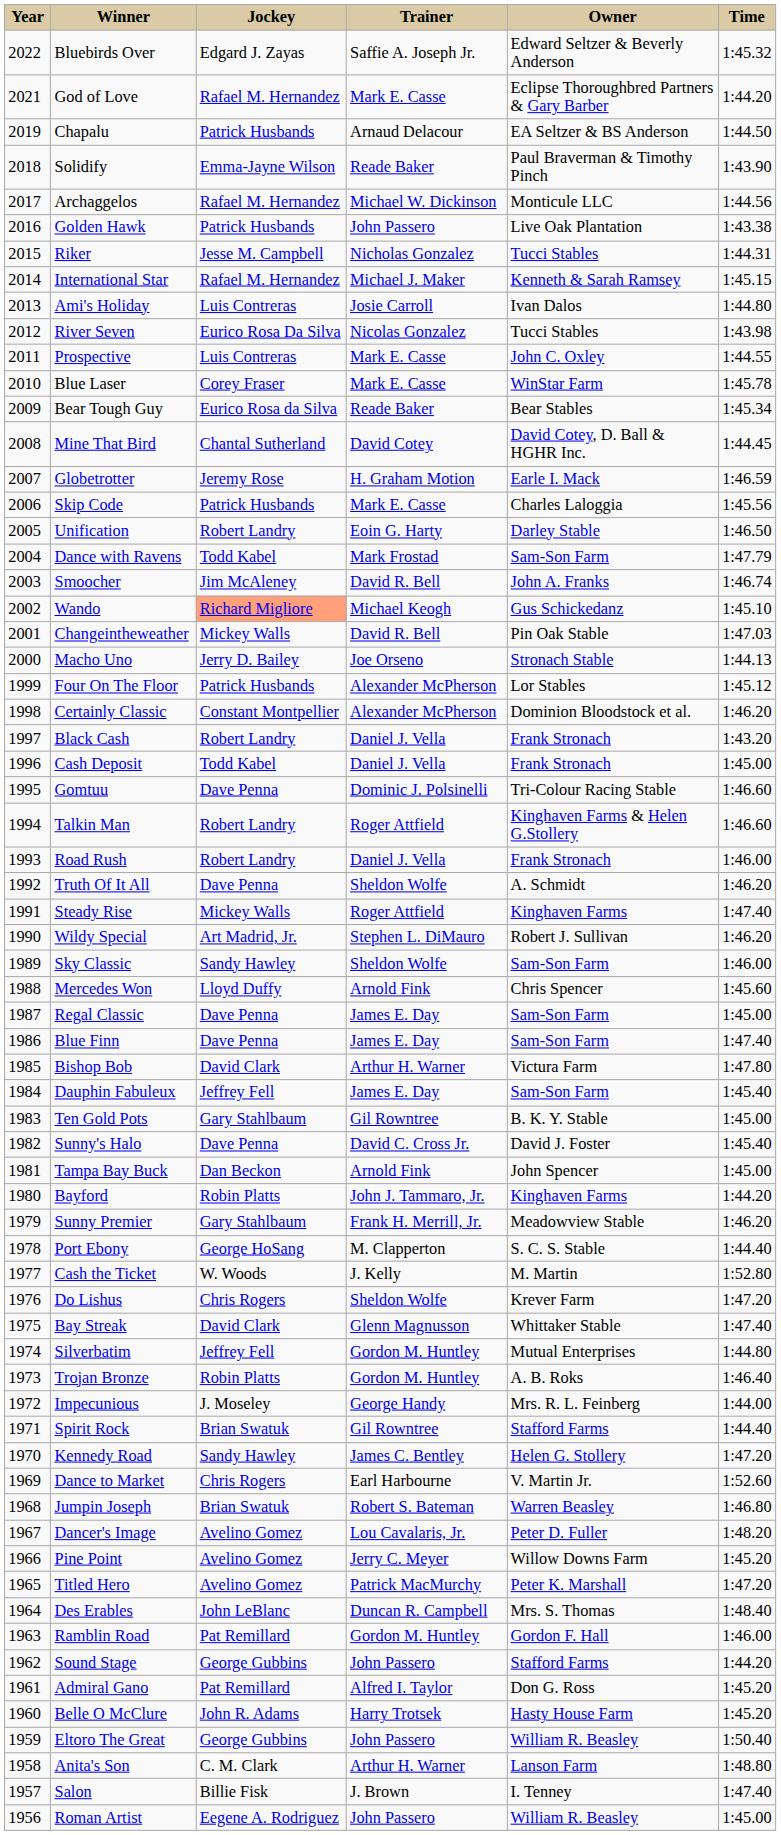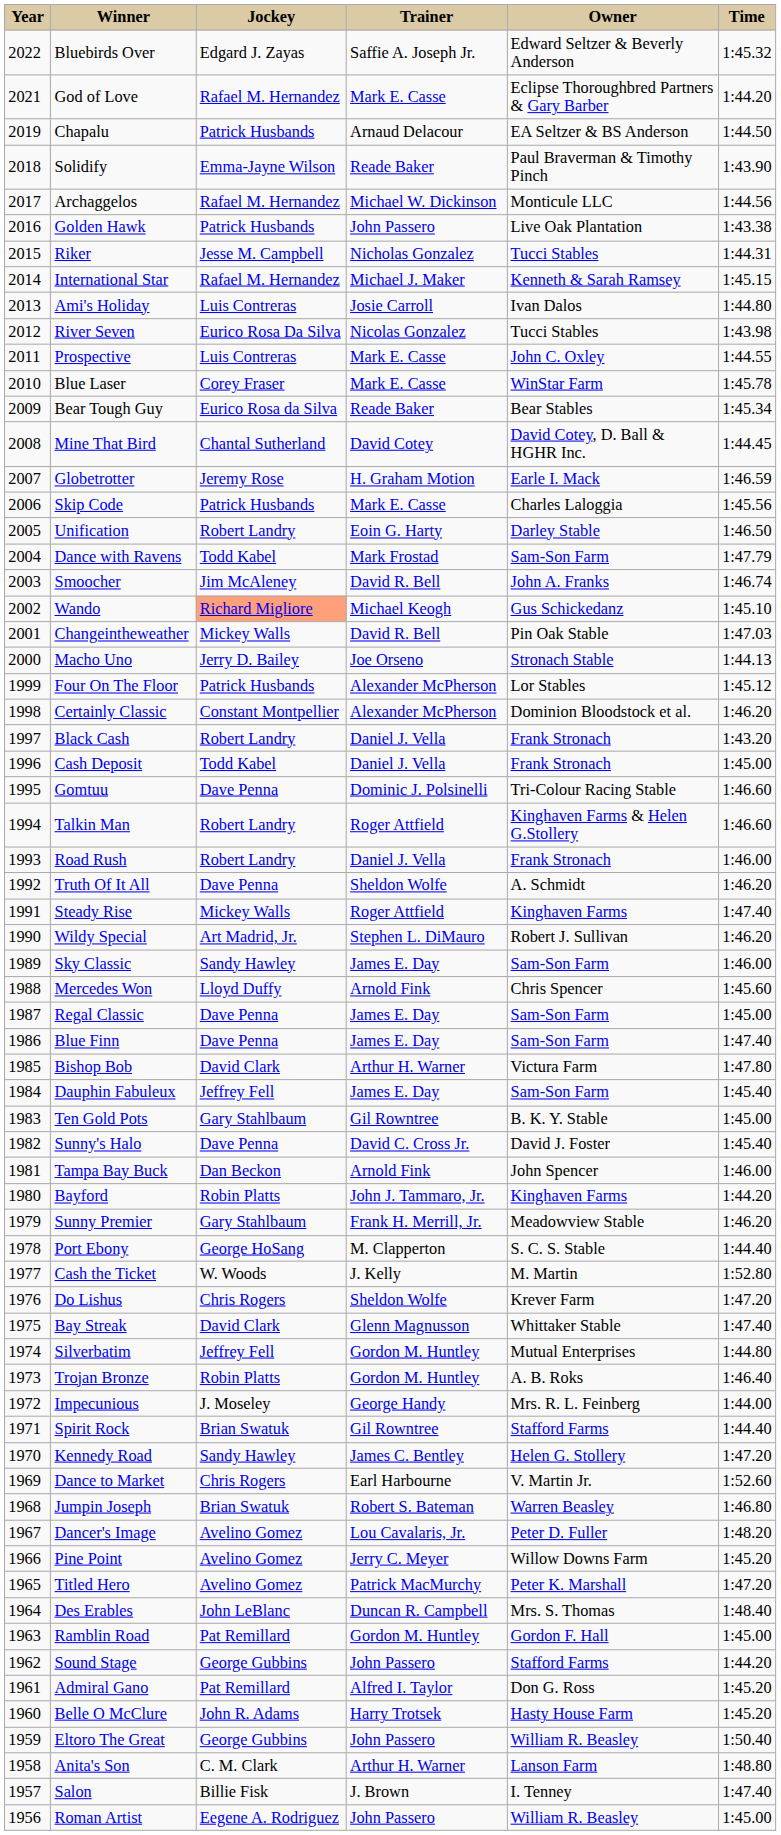(398, 963) Sheldon Wolfe -> (395, 963) James E. Day
(747, 1170) 1:45.00 -> (747, 1170) 1:46.00
(747, 1636) 1:46.00 -> (747, 1636) 1:45.00
